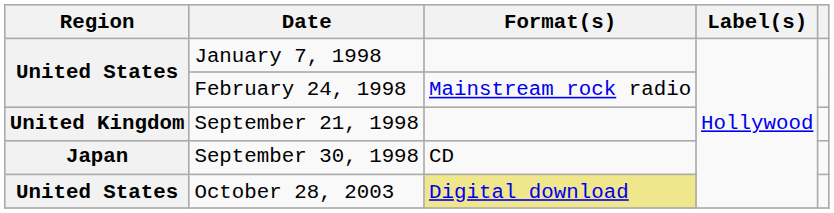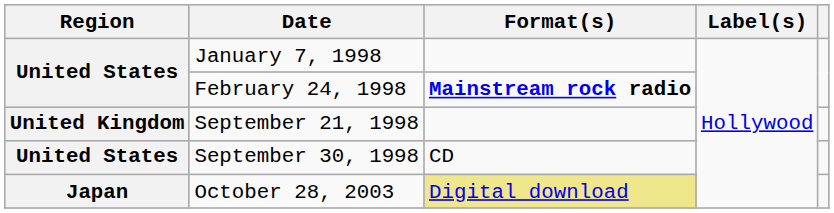(560, 90) normal -> (560, 90) bold
(97, 157) Japan -> (97, 157) United States
(97, 191) United States -> (97, 191) Japan
